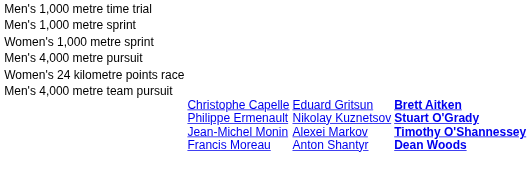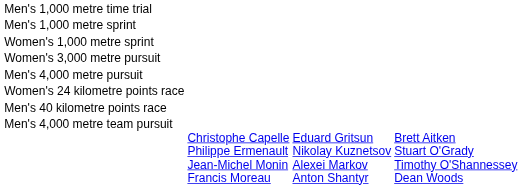+ row: (82, 58)
+ row: (85, 108)
(460, 125) bold -> (456, 158) normal
